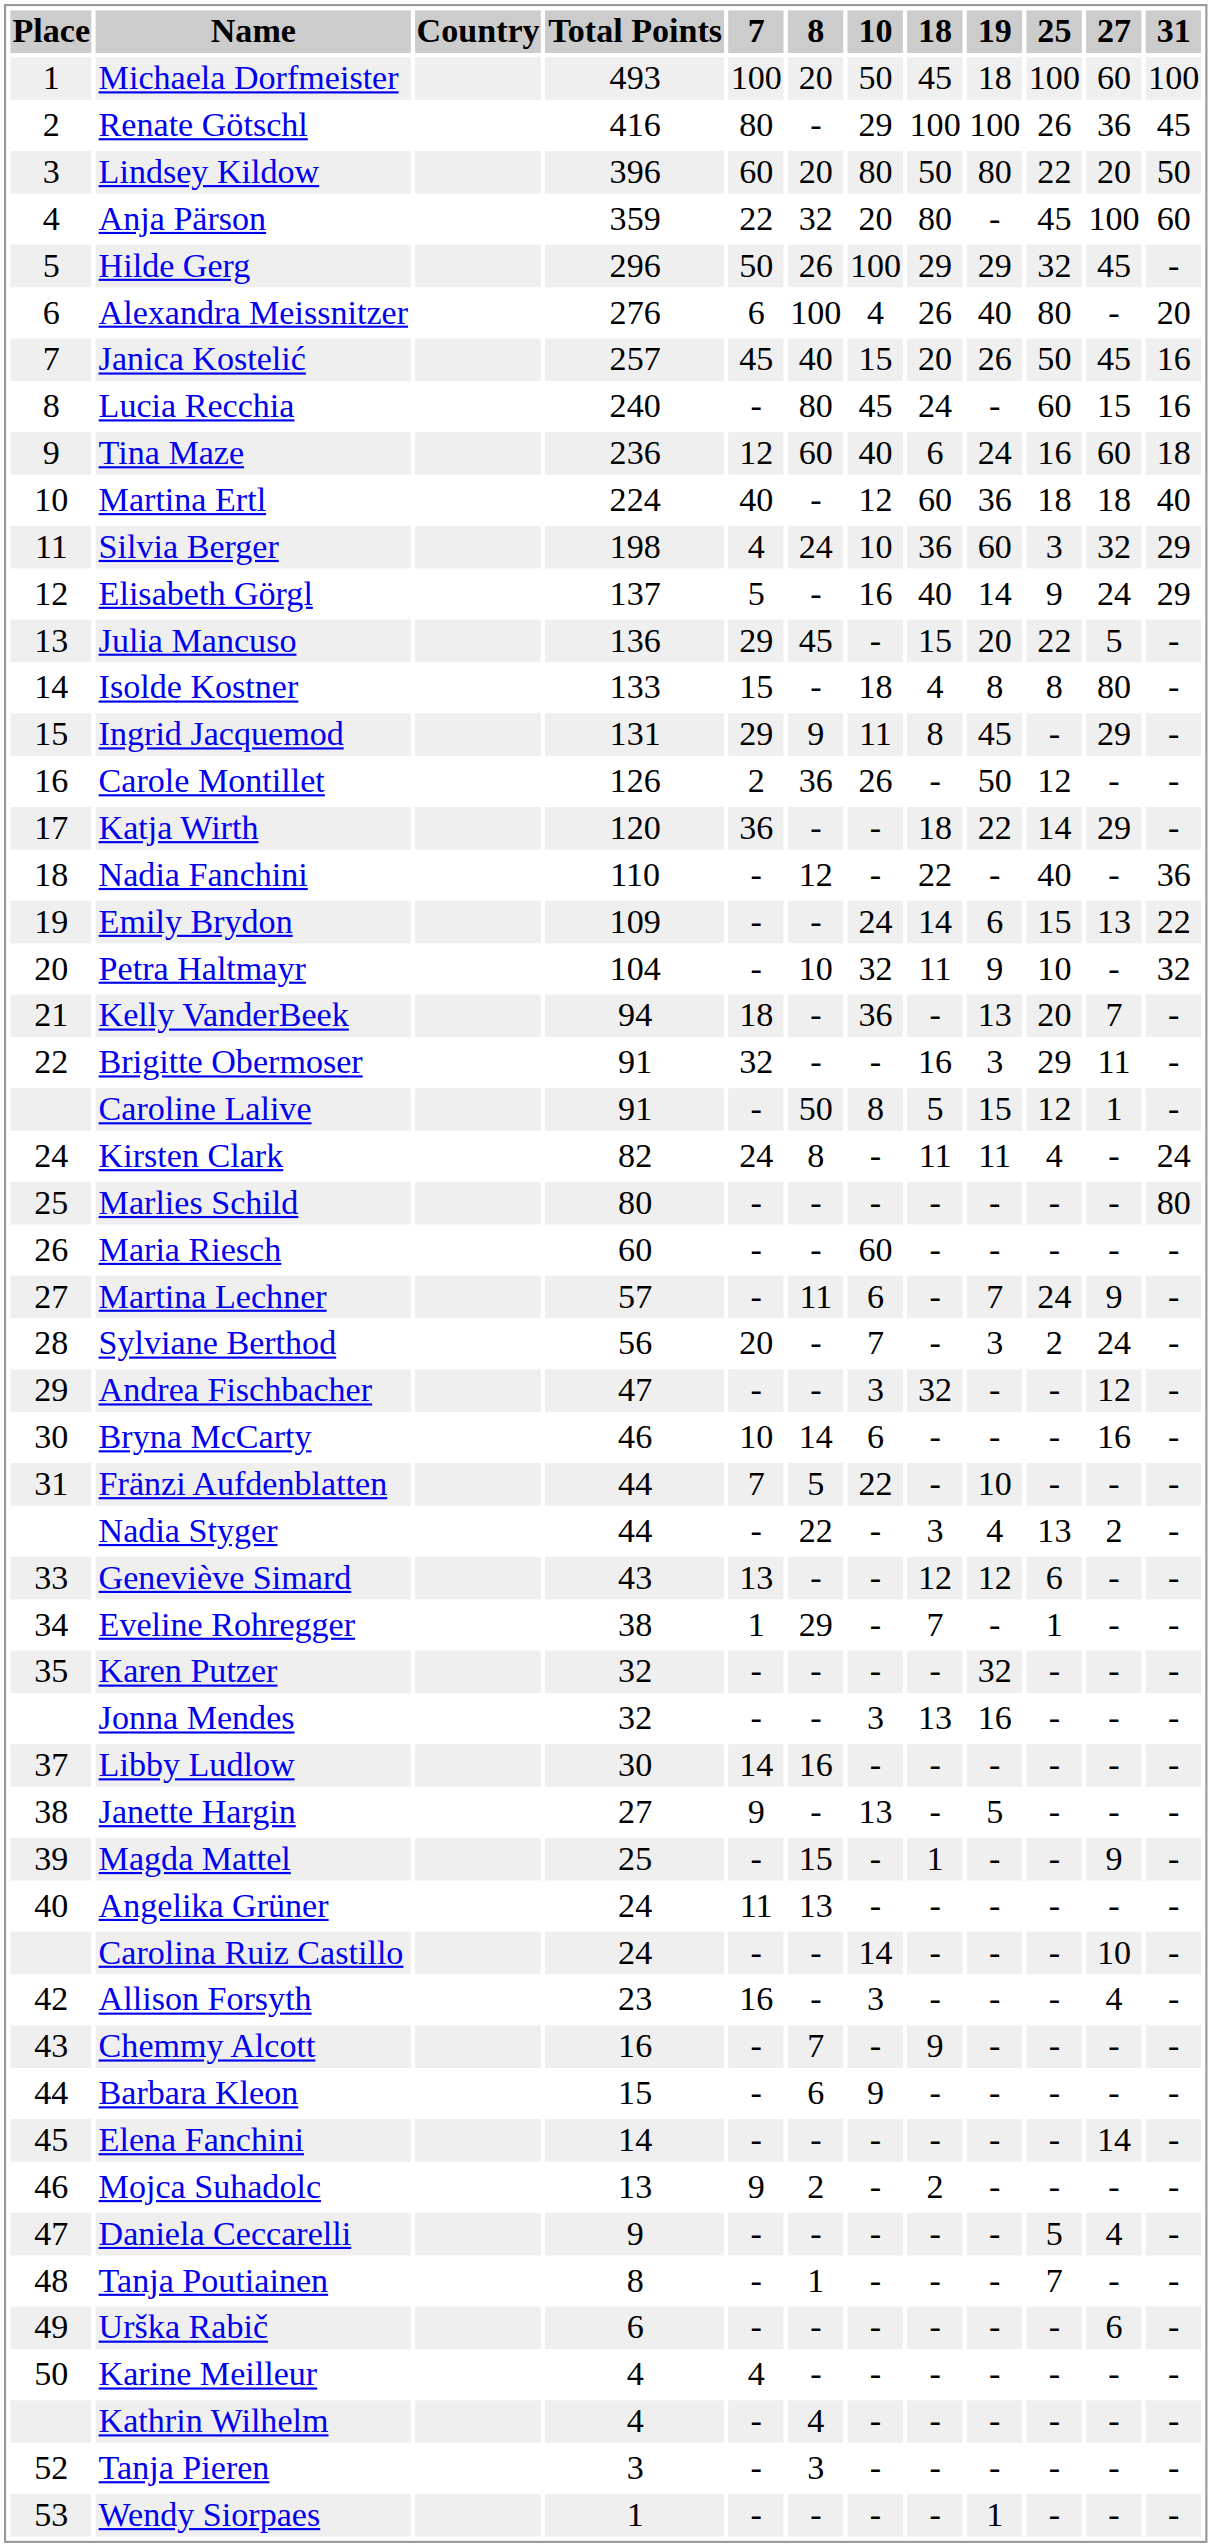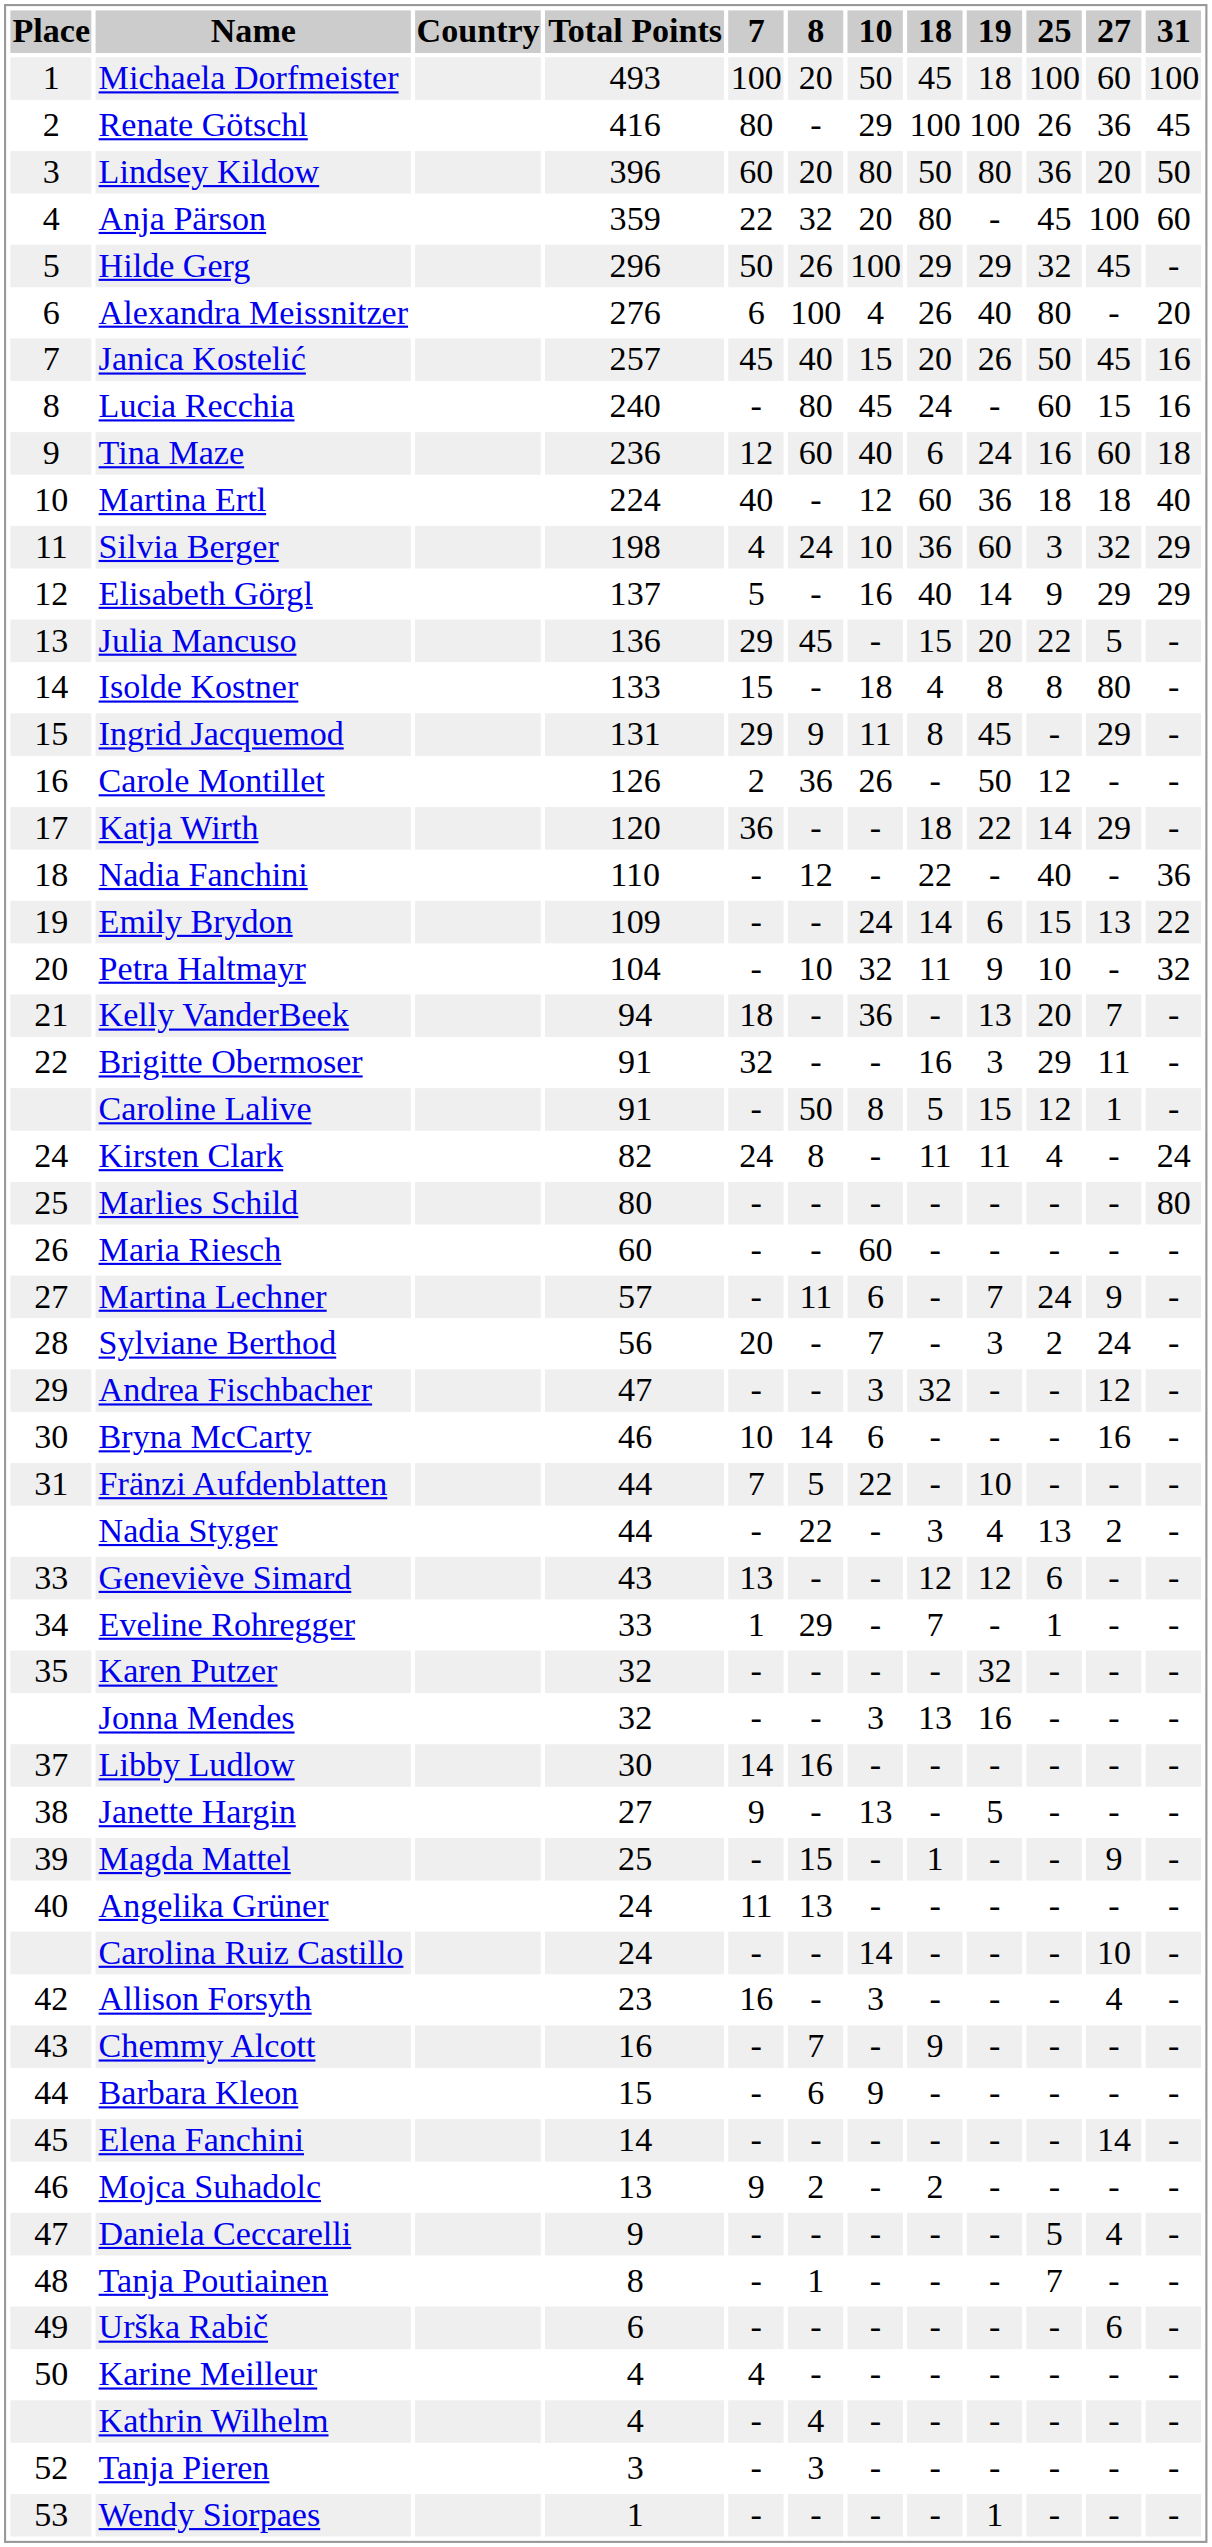(1054, 171) 22 -> (1054, 171) 36
(1114, 593) 24 -> (1114, 593) 29
(635, 1624) 38 -> (635, 1624) 33
